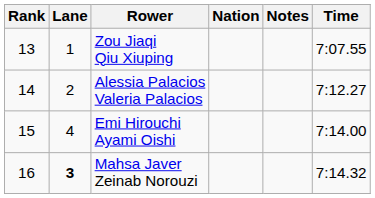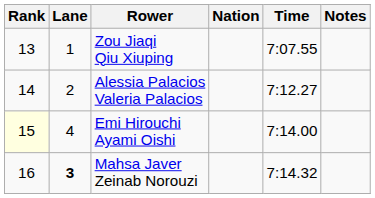columns swapped: (341, 16) <-> (288, 16)
(27, 131) no background -> (27, 131) lightyellow background
